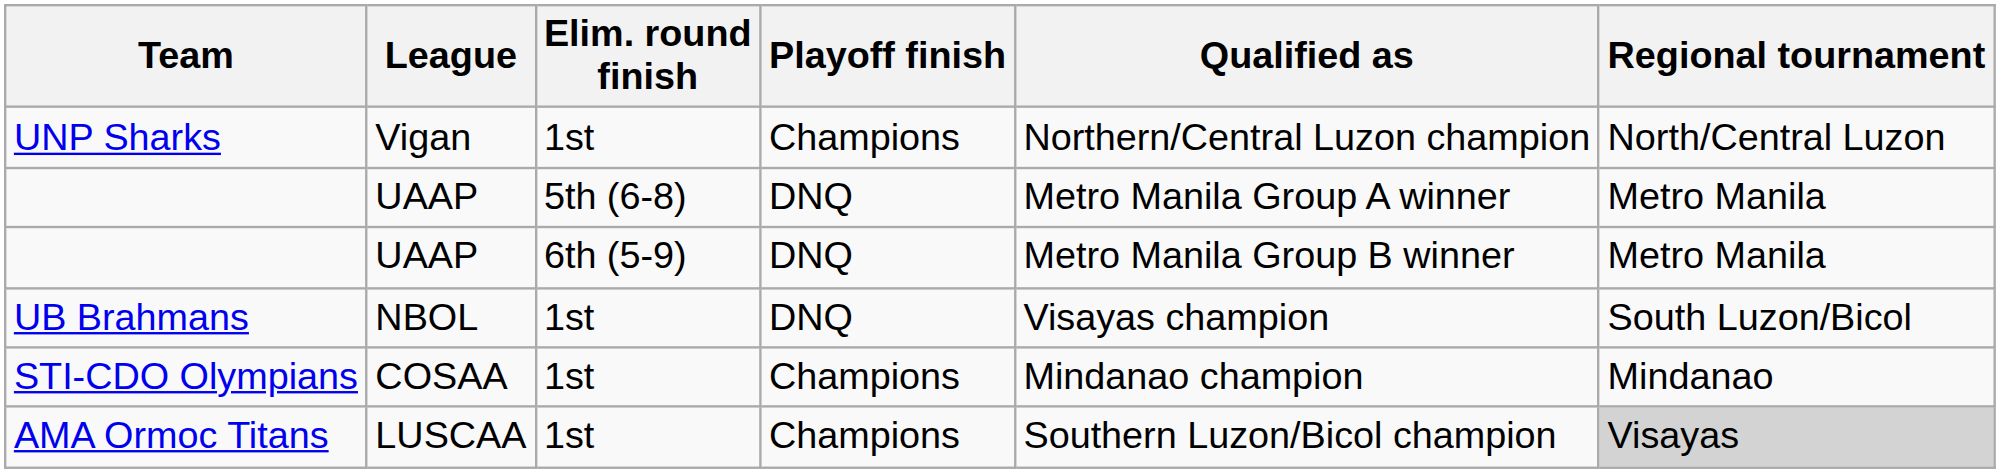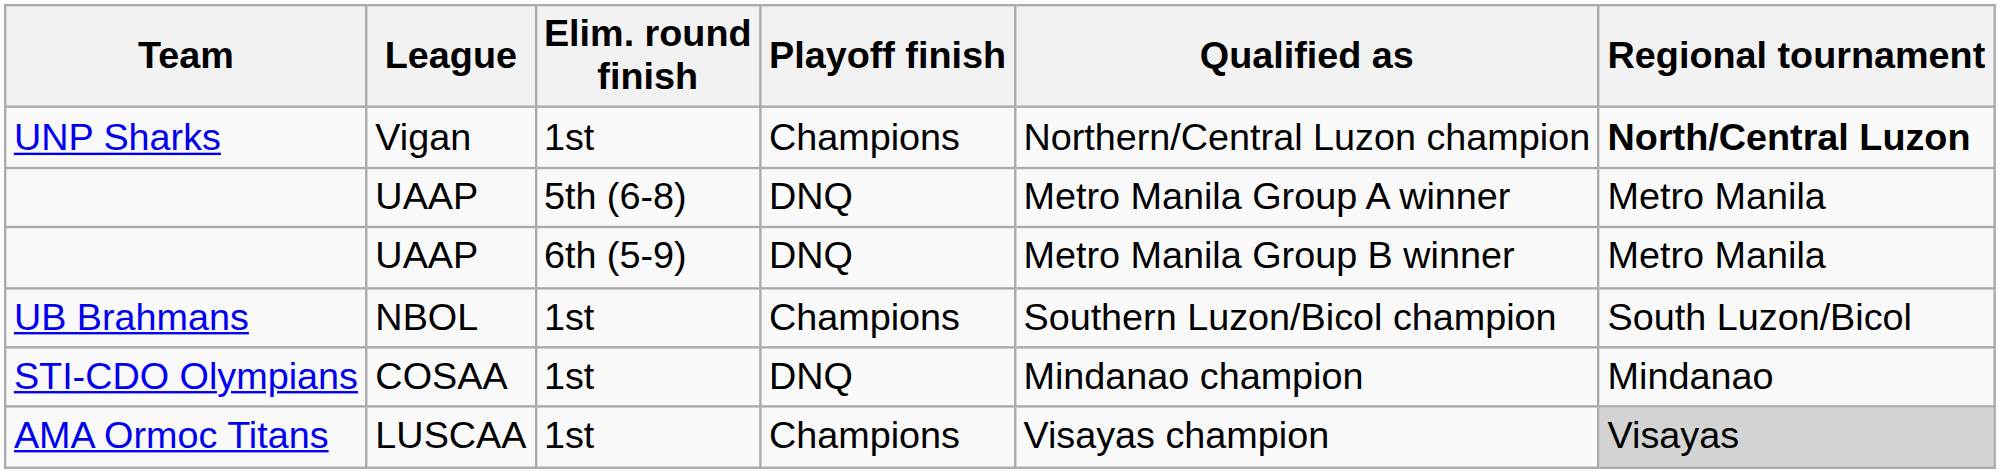(1777, 136) normal -> (1789, 136) bold
(811, 316) DNQ -> (864, 316) Champions
(1176, 316) Visayas champion -> (1290, 316) Southern Luzon/Bicol champion
(864, 376) Champions -> (811, 376) DNQ
(1290, 436) Southern Luzon/Bicol champion -> (1176, 436) Visayas champion
